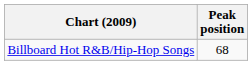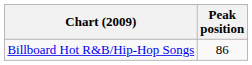(222, 49) 68 -> (222, 49) 86
